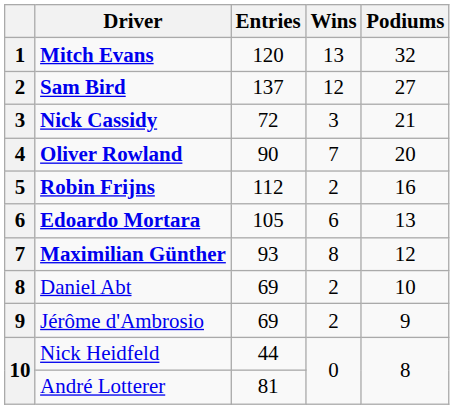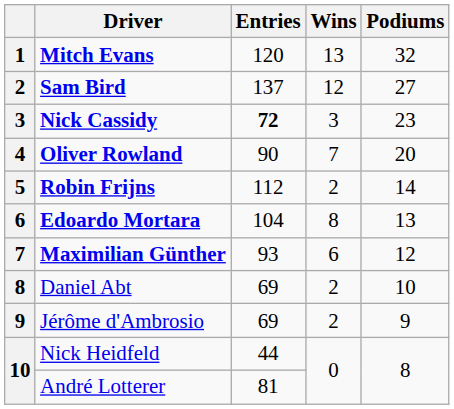(268, 120) normal -> (268, 120) bold
(405, 120) 21 -> (405, 120) 23
(405, 187) 16 -> (405, 187) 14
(268, 220) 105 -> (268, 220) 104
(333, 220) 6 -> (333, 220) 8
(333, 253) 8 -> (333, 253) 6
